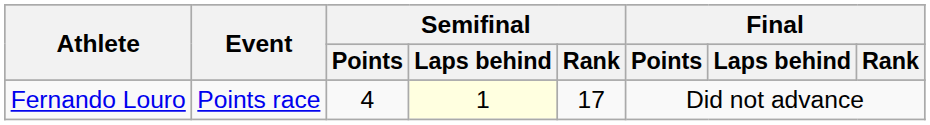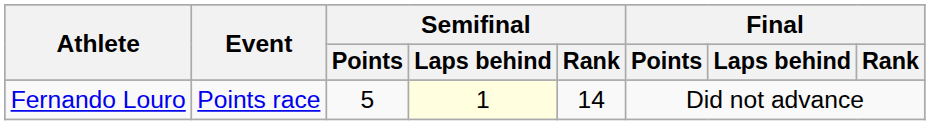(367, 100) 4 -> (367, 100) 5
(591, 100) 17 -> (591, 100) 14
